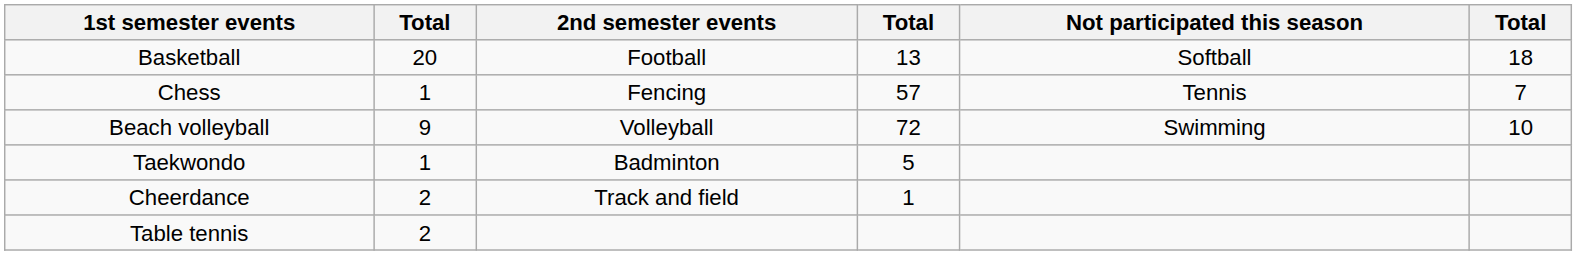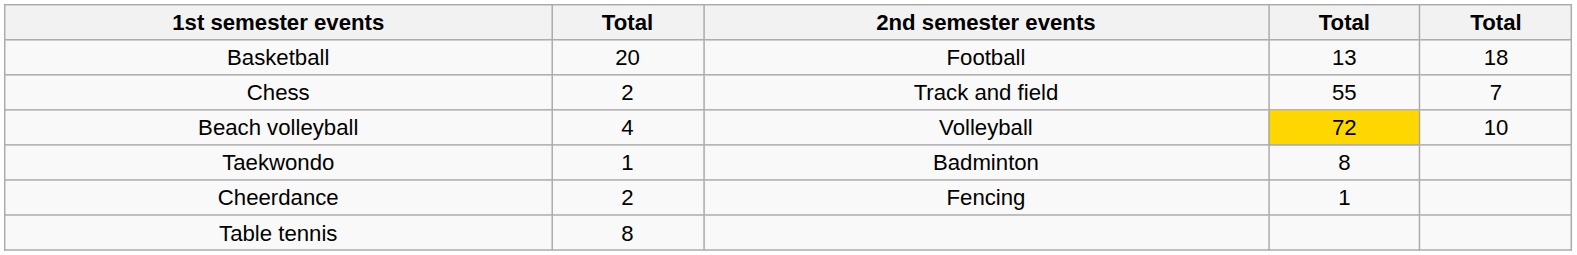- column: (1215, 22)
(425, 93) 1 -> (628, 93) 2
(667, 93) Fencing -> (986, 93) Track and field
(908, 93) 57 -> (1344, 93) 55
(425, 128) 9 -> (628, 128) 4
(908, 128) no background -> (1344, 128) gold background
(908, 163) 5 -> (1344, 163) 8
(667, 198) Track and field -> (986, 198) Fencing
(425, 233) 2 -> (628, 233) 8
